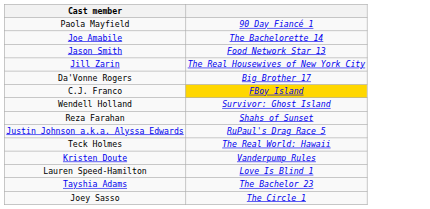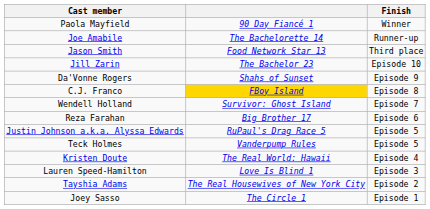+ column: (396, 11)
(276, 64) The Real Housewives of New York City -> (276, 64) The Bachelor 23
(276, 78) Big Brother 17 -> (276, 78) Shahs of Sunset
(276, 118) Shahs of Sunset -> (276, 118) Big Brother 17
(276, 144) The Real World: Hawaii -> (276, 144) Vanderpump Rules
(276, 158) Vanderpump Rules -> (276, 158) The Real World: Hawaii
(276, 185) The Bachelor 23 -> (276, 185) The Real Housewives of New York City
